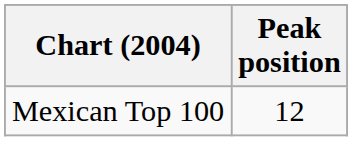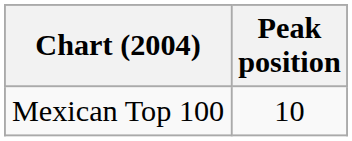(289, 110) 12 -> (289, 110) 10
